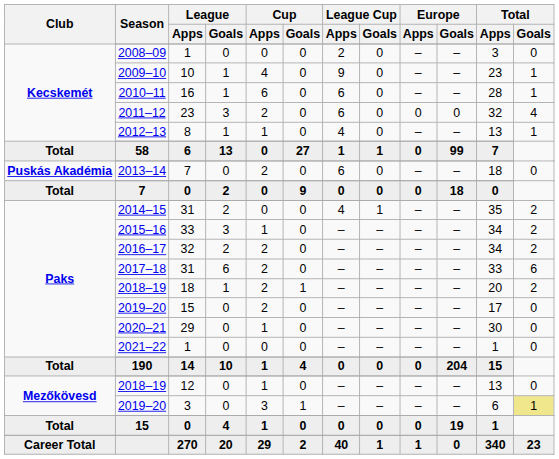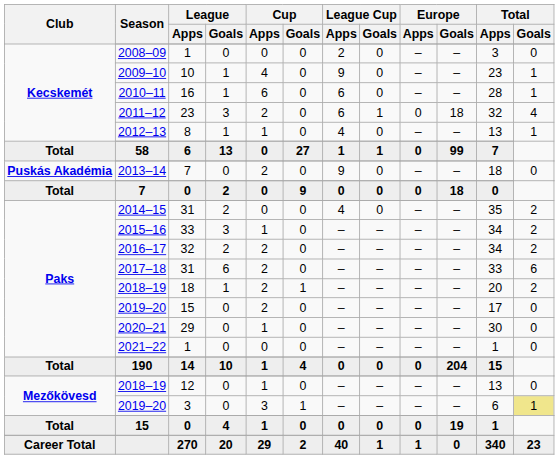(380, 112) 0 -> (380, 112) 1
(457, 112) 0 -> (457, 112) 18
(341, 171) 6 -> (341, 171) 9
(380, 210) 1 -> (380, 210) 0
